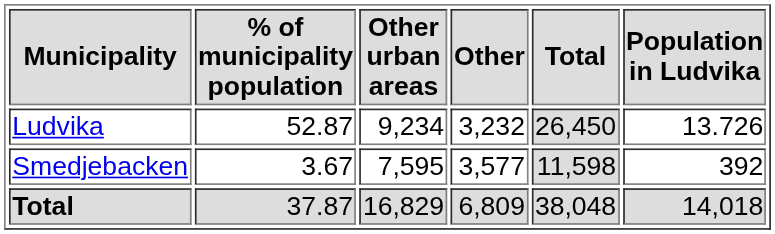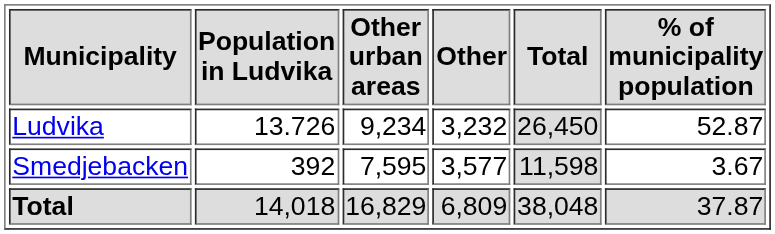columns swapped: (695, 56) <-> (275, 56)
